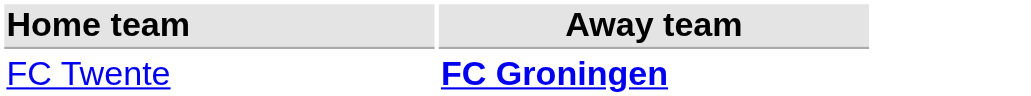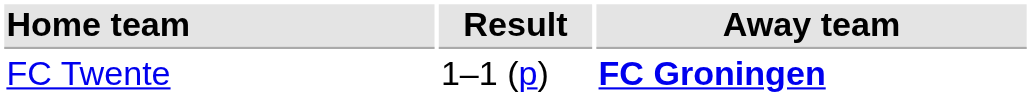+ column: (515, 24)
